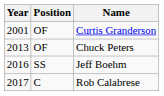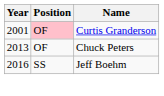(41, 30) no background -> (41, 30) pink background
- row: (108, 82)
